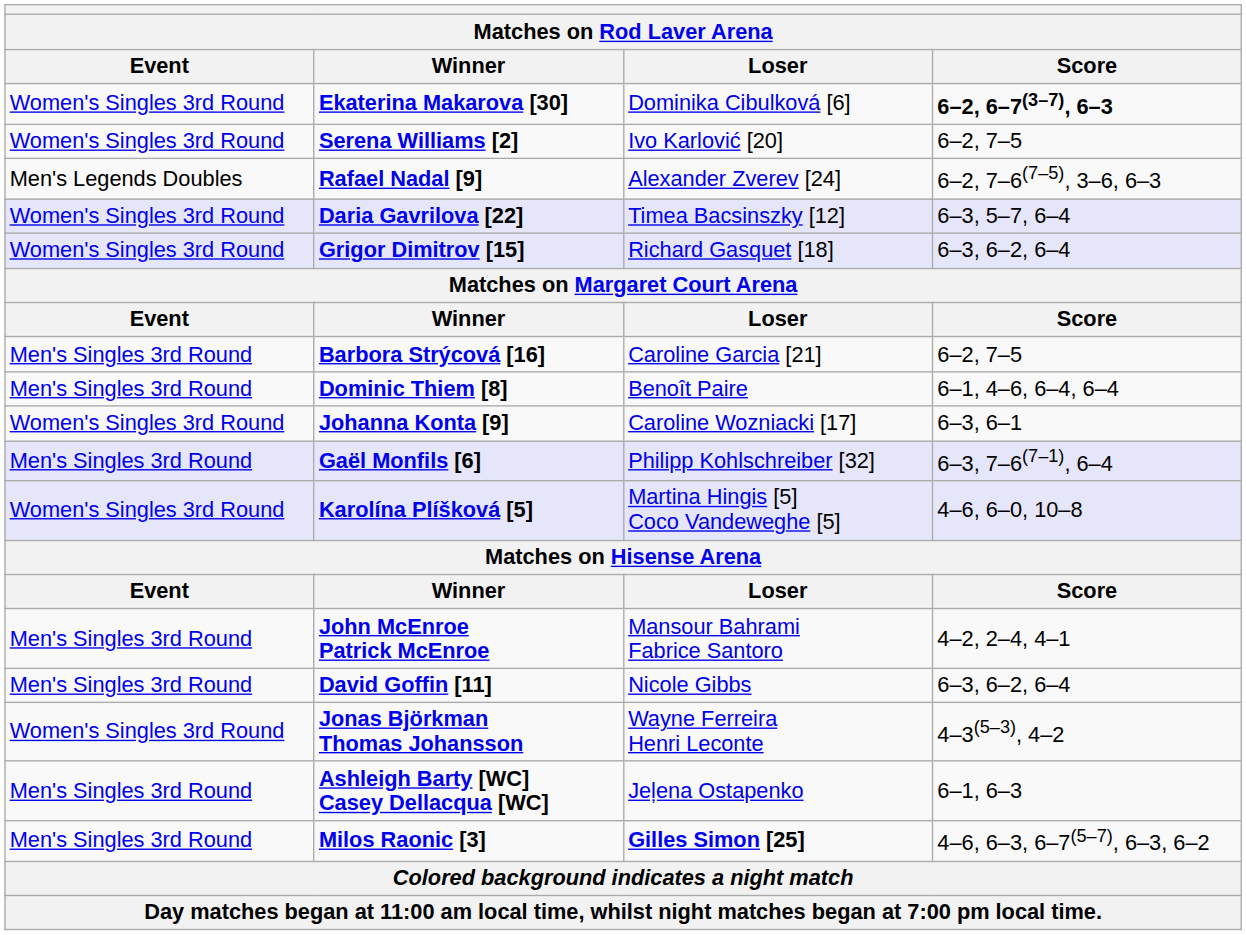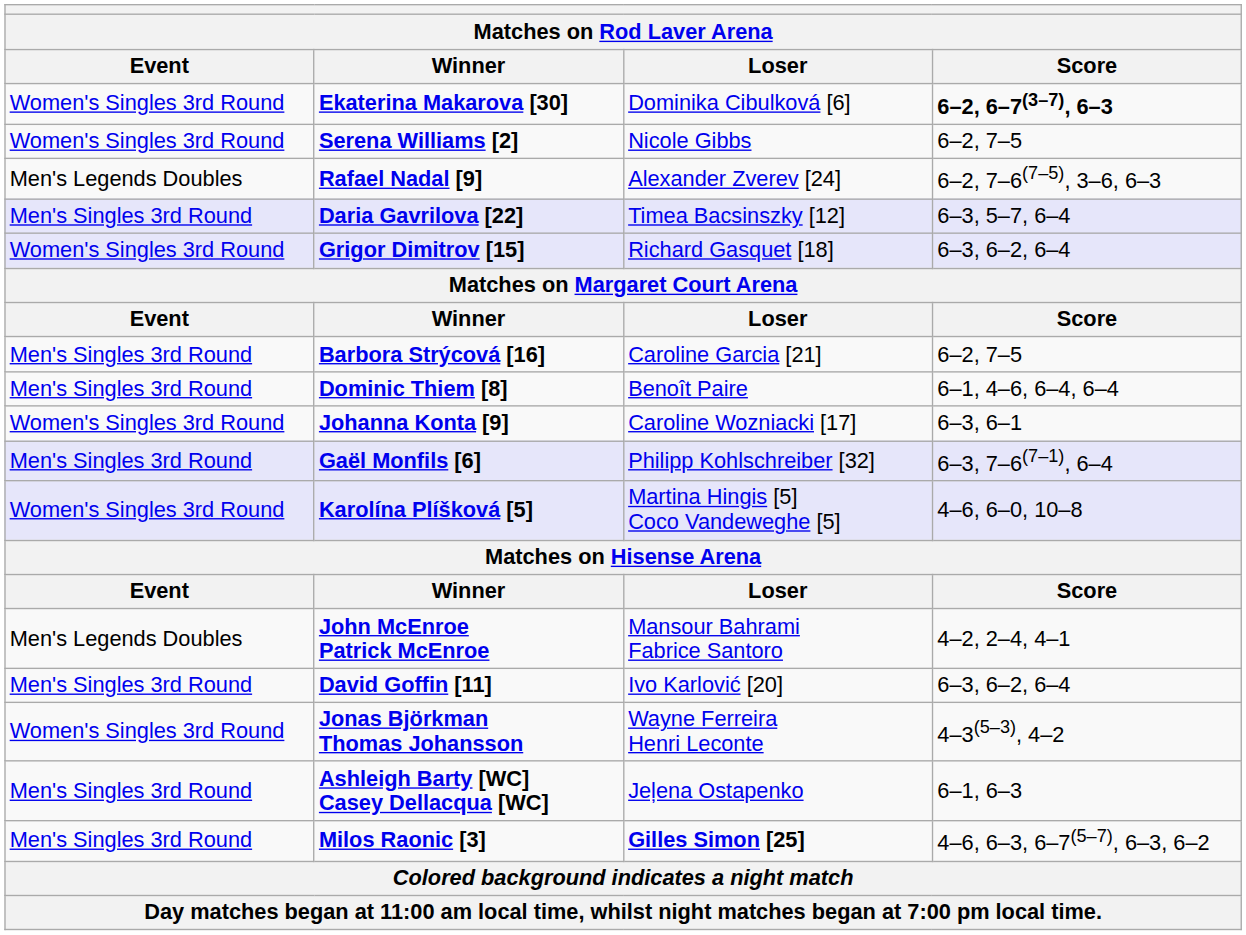(706, 141) Ivo Karlović [20] -> (690, 141) Nicole Gibbs
(147, 216) Women's Singles 3rd Round -> (131, 216) Men's Singles 3rd Round
(131, 638) Men's Singles 3rd Round -> (126, 638) Men's Legends Doubles
(690, 685) Nicole Gibbs -> (706, 685) Ivo Karlović [20]
